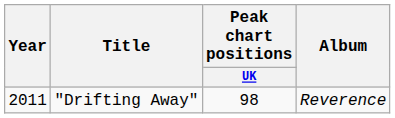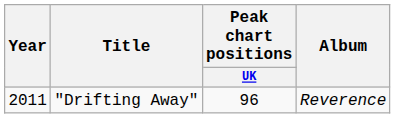(249, 100) 98 -> (249, 100) 96
